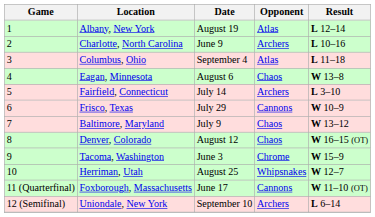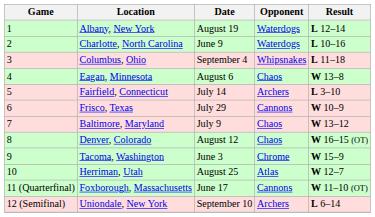(268, 28) Atlas -> (278, 28) Waterdogs
(273, 44) Archers -> (278, 44) Waterdogs
(268, 60) Atlas -> (282, 60) Whipsnakes
(282, 172) Whipsnakes -> (268, 172) Atlas
